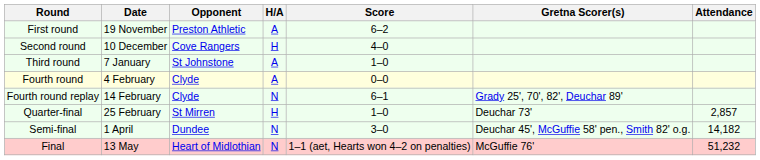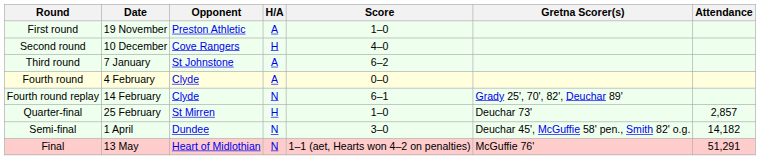(380, 29) 6–2 -> (380, 29) 1–0
(380, 63) 1–0 -> (380, 63) 6–2
(724, 146) 51,232 -> (724, 146) 51,291
